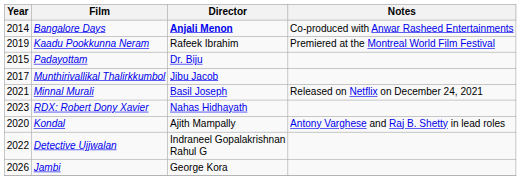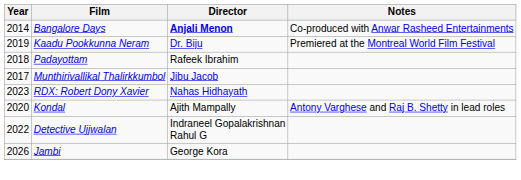(204, 44) Rafeek Ibrahim -> (186, 44) Dr. Biju
(18, 60) 2015 -> (18, 60) 2018
(186, 60) Dr. Biju -> (204, 60) Rafeek Ibrahim
- row: (64, 92)
